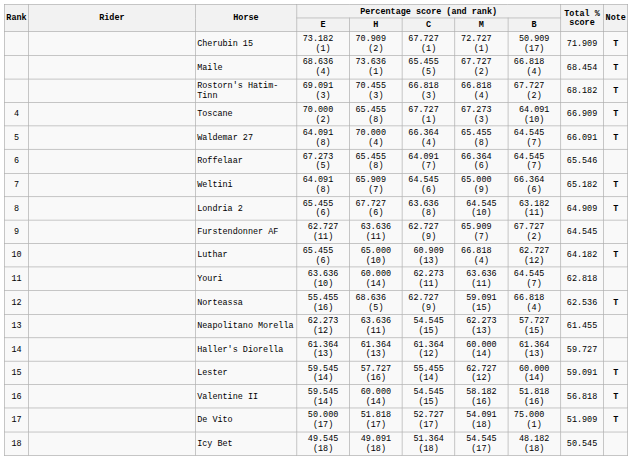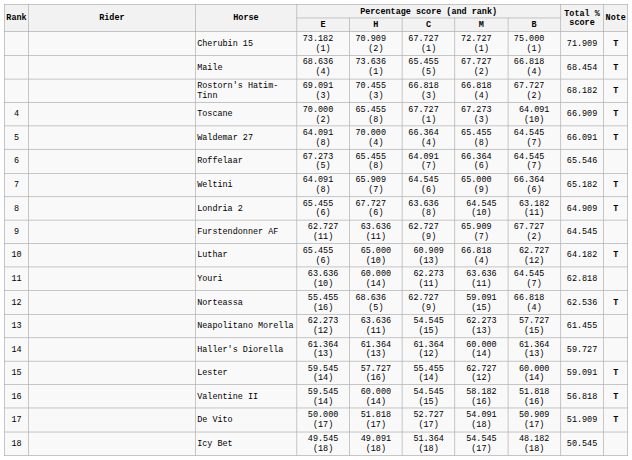(534, 44) 50.909 (17) -> (534, 44) 75.000 (1)
(534, 420) 75.000 (1) -> (534, 420) 50.909 (17)
